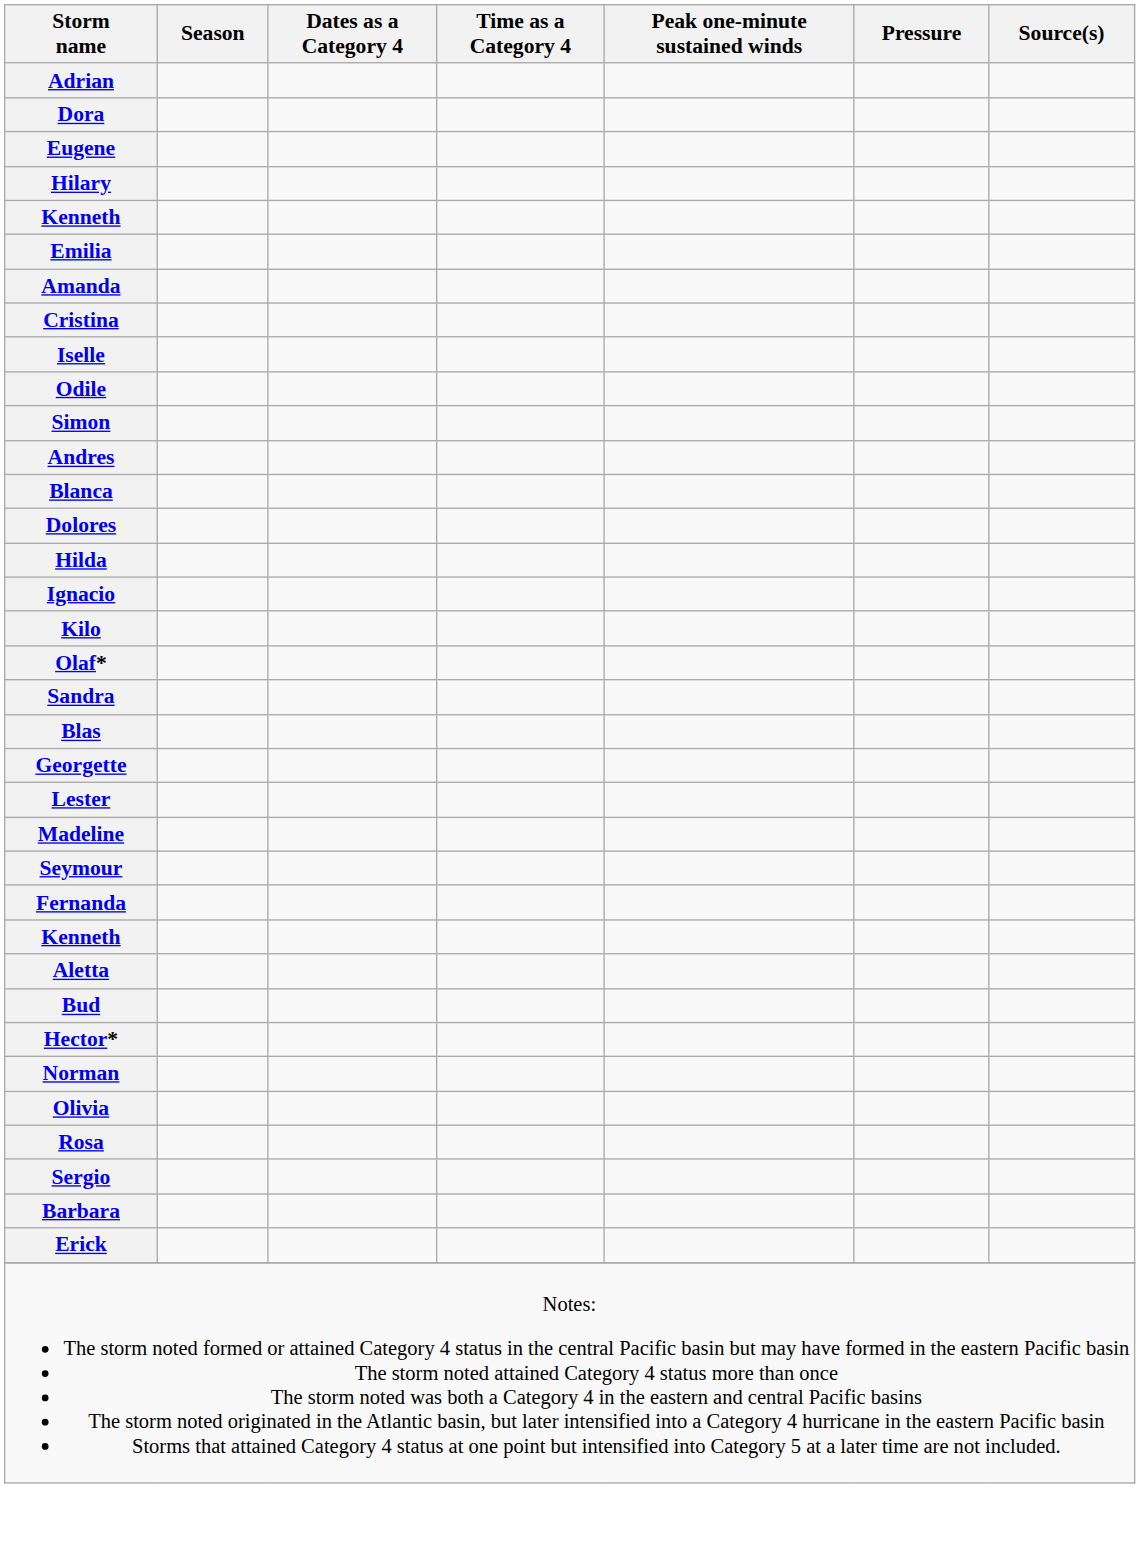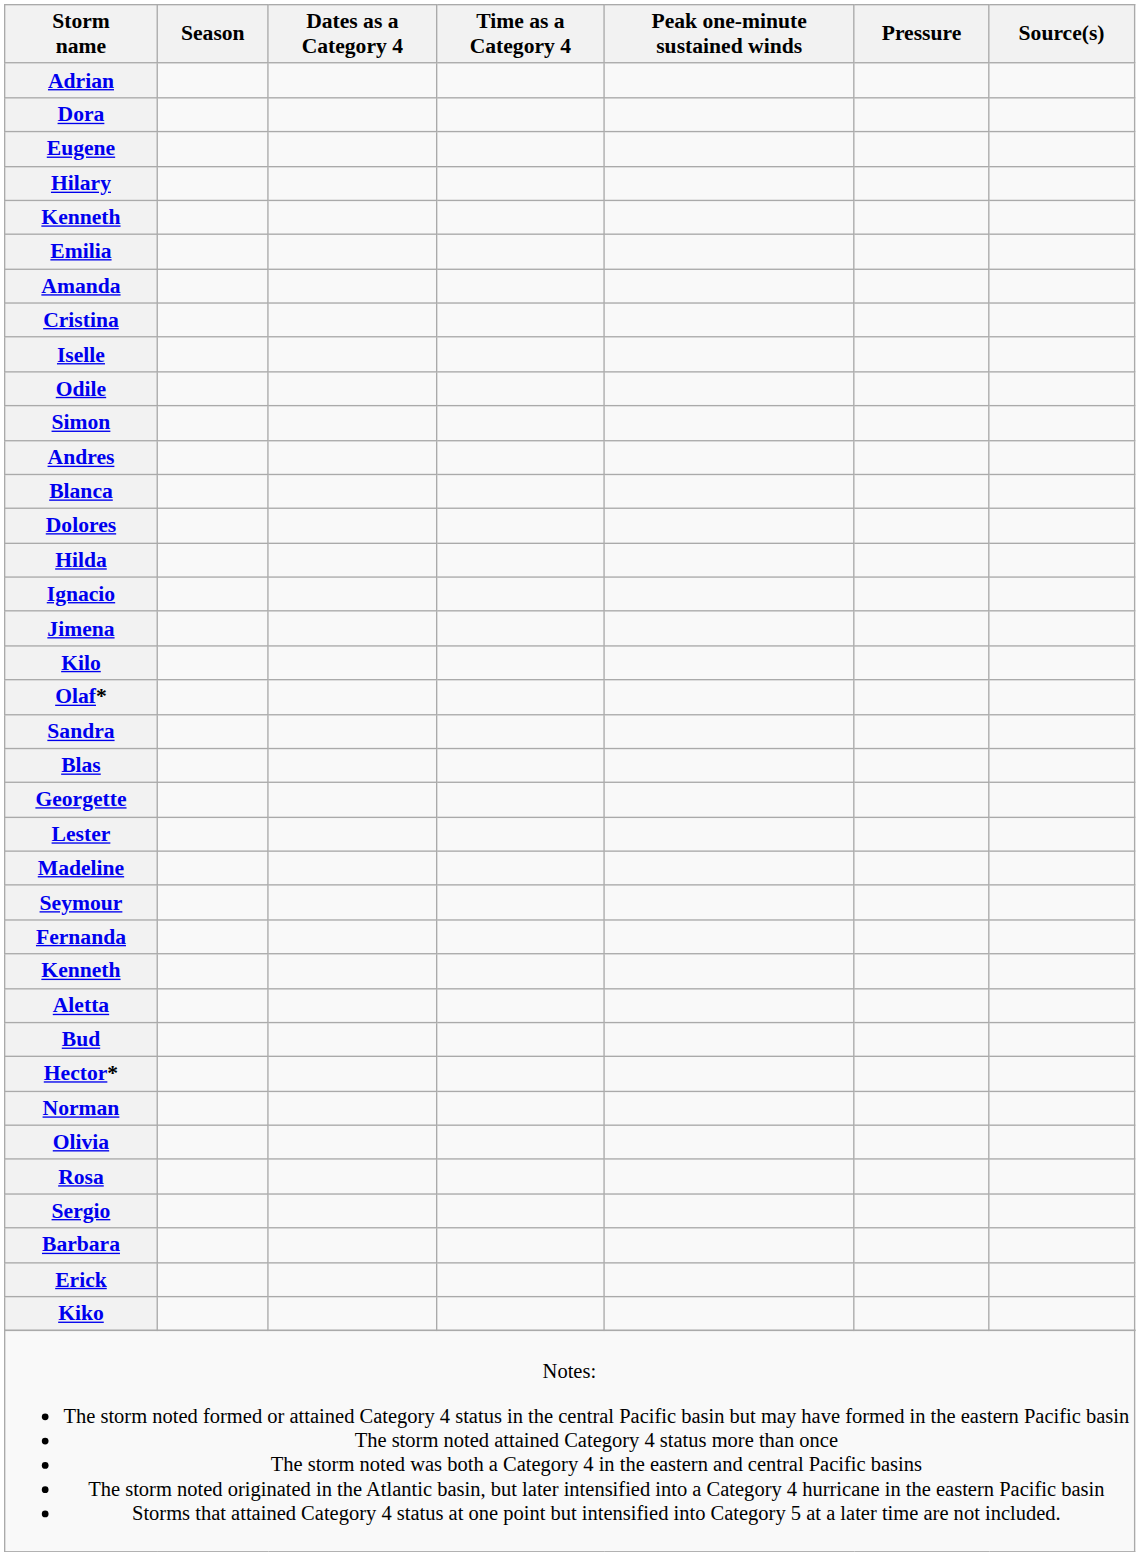+ row: (81, 628)
+ row: (81, 1313)
